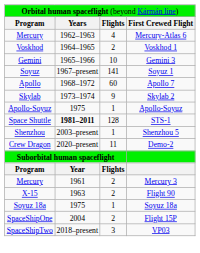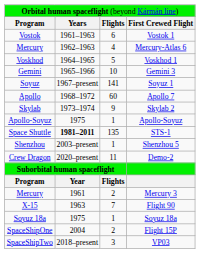+ row: (30, 35)
(113, 47) 2 -> (113, 59) 5
(113, 120) 128 -> (113, 132) 135
(113, 193) 2 -> (113, 205) 7
